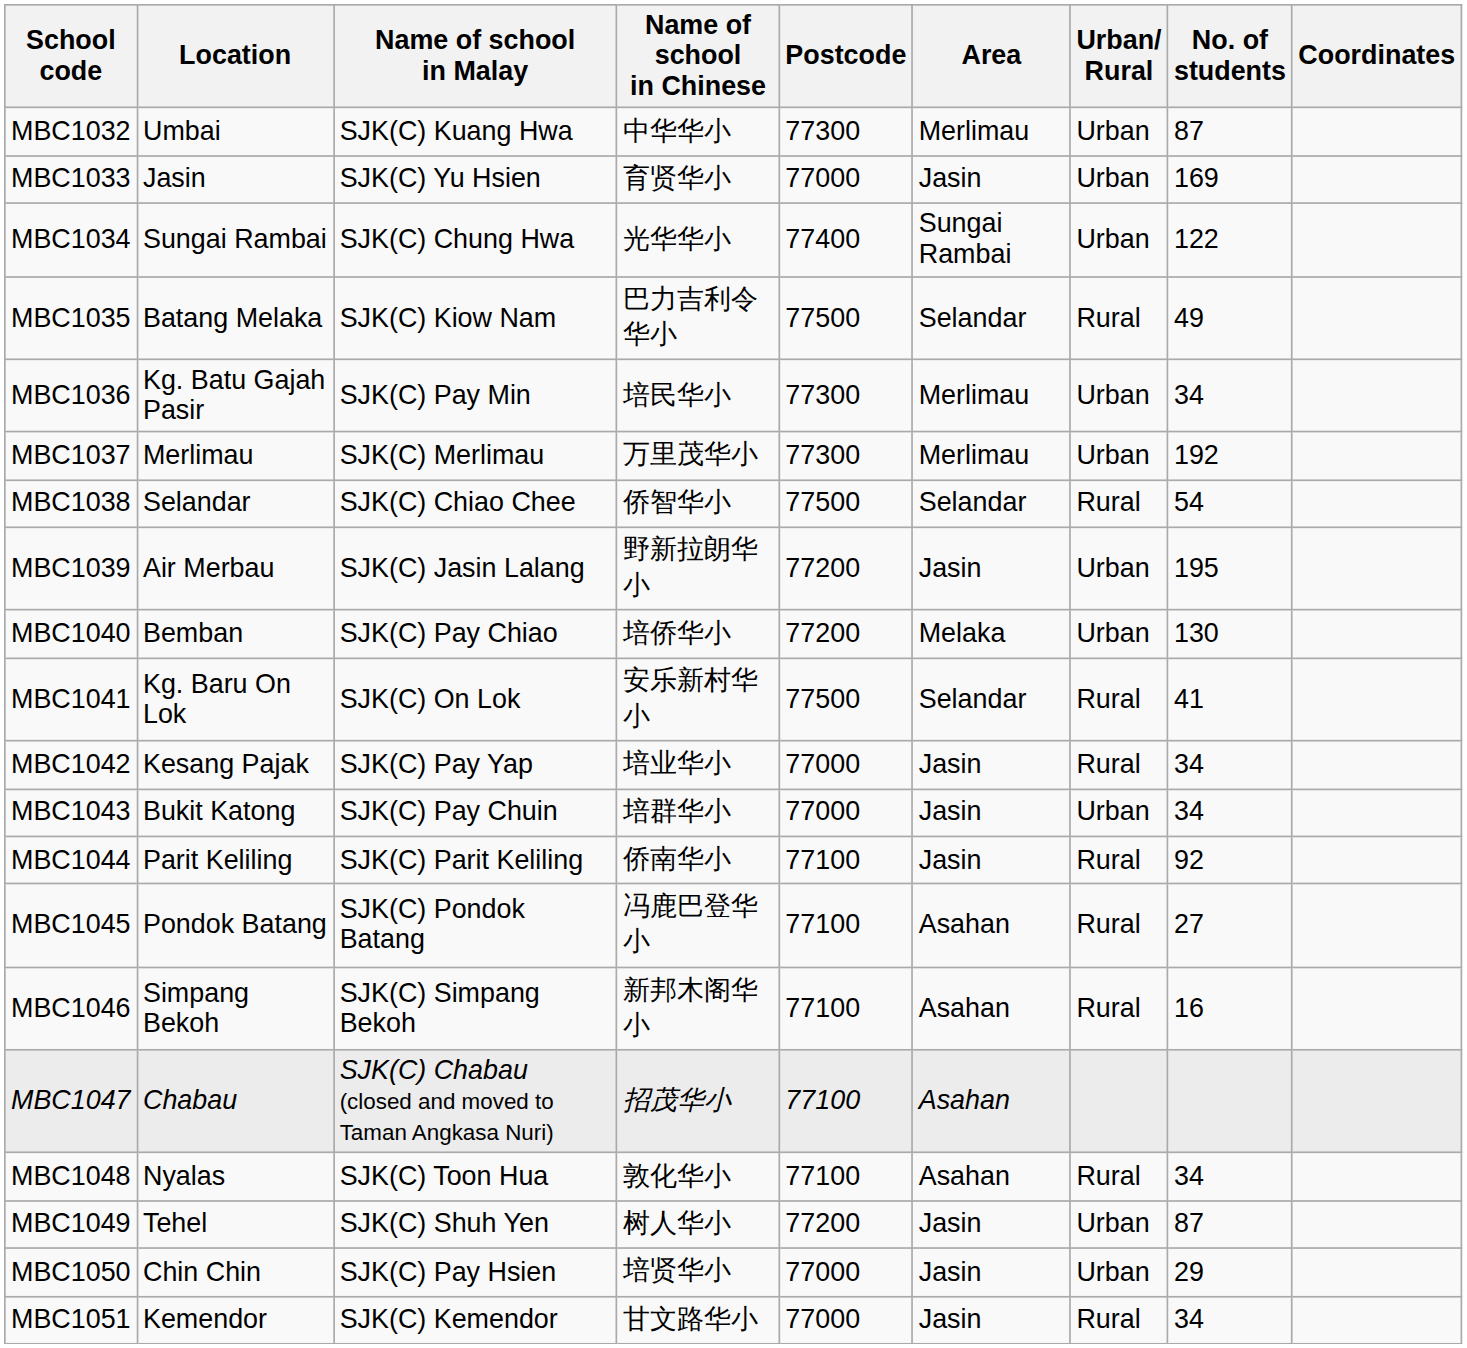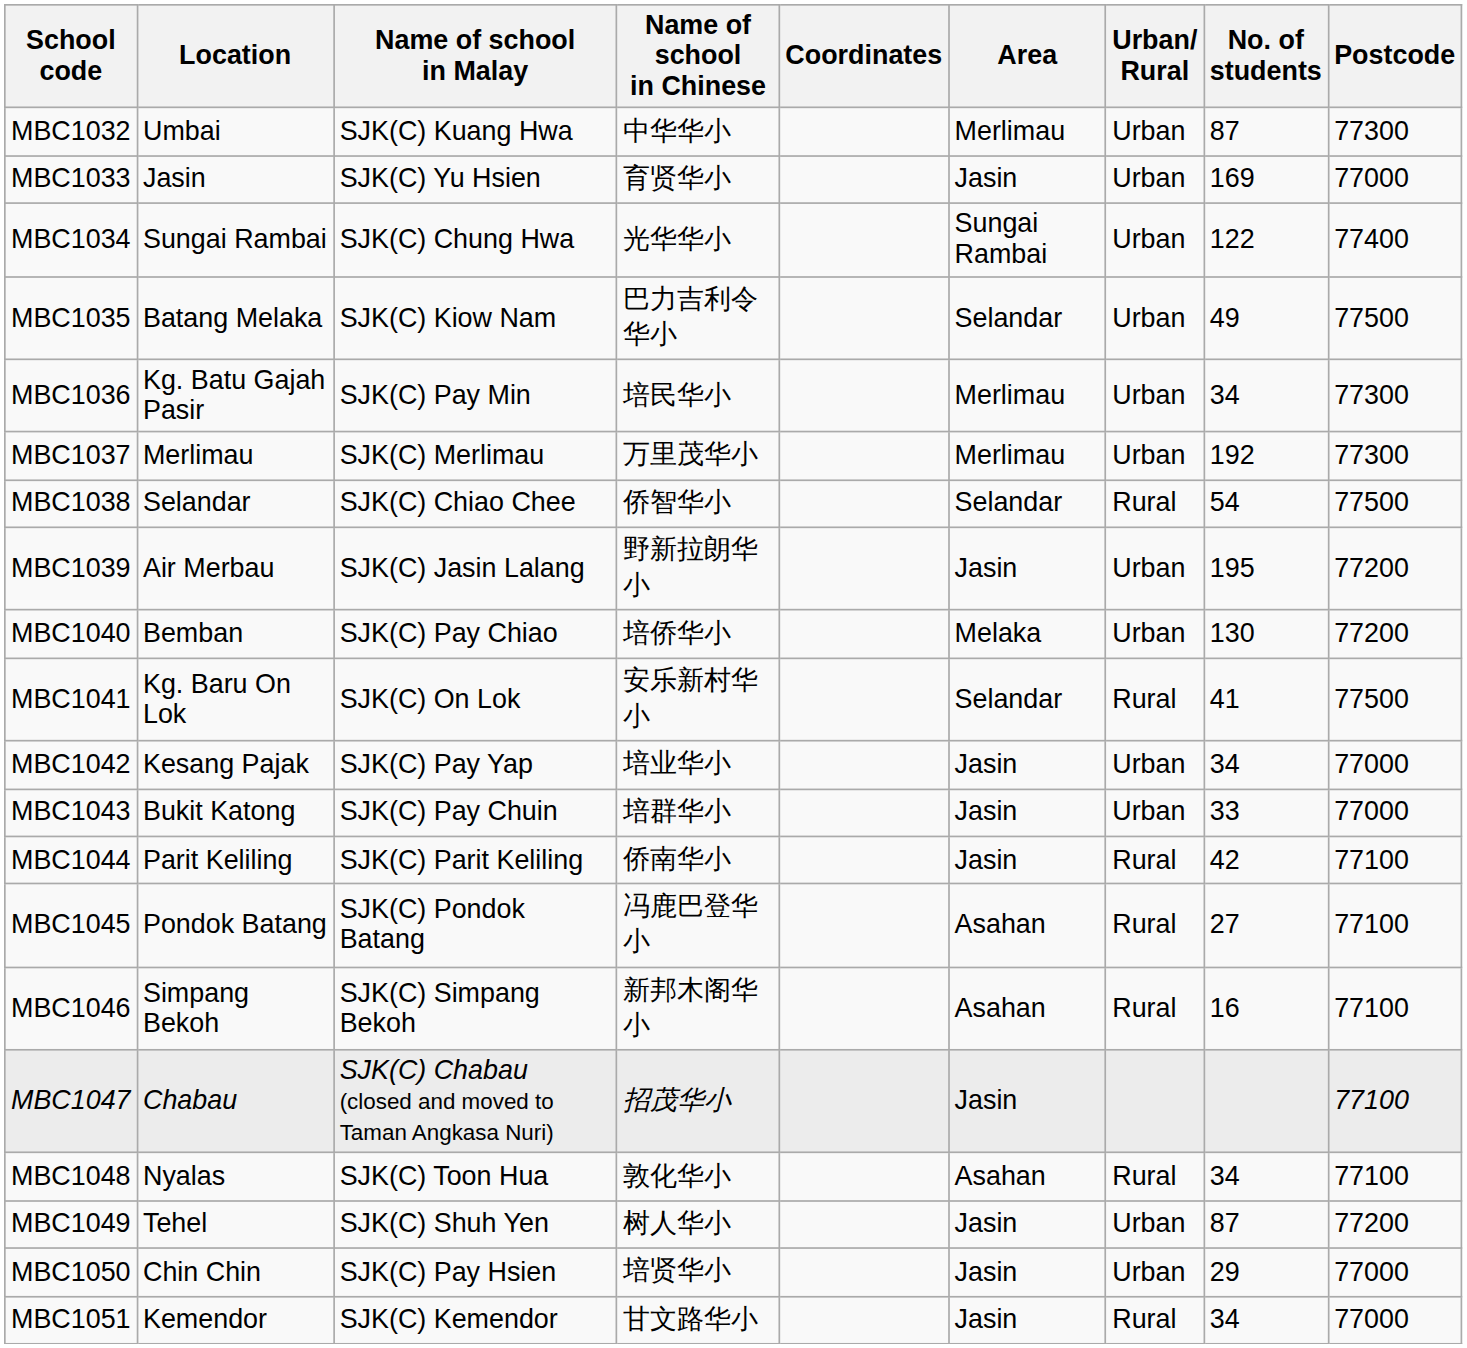columns swapped: (846, 56) <-> (1377, 56)
(1109, 317) Rural -> (1149, 317) Urban
(1109, 764) Rural -> (1149, 764) Urban
(1189, 812) 34 -> (1225, 812) 33
(1189, 859) 92 -> (1225, 859) 42
(964, 1101) Asahan -> (986, 1101) Jasin
